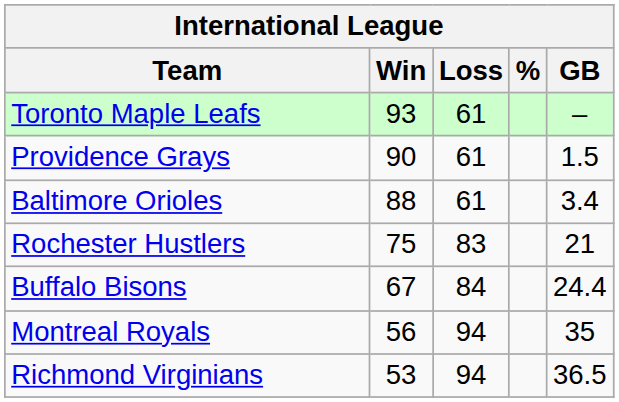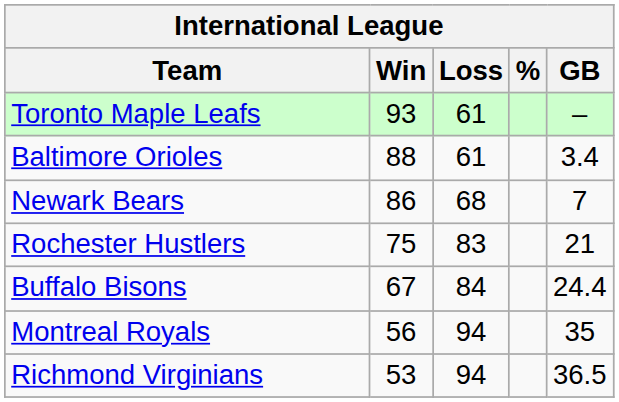- row: (121, 157)
+ row: (98, 200)
